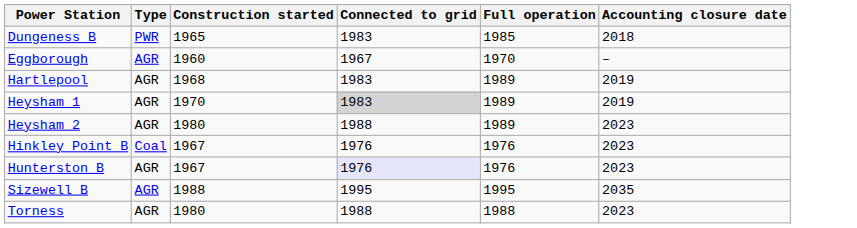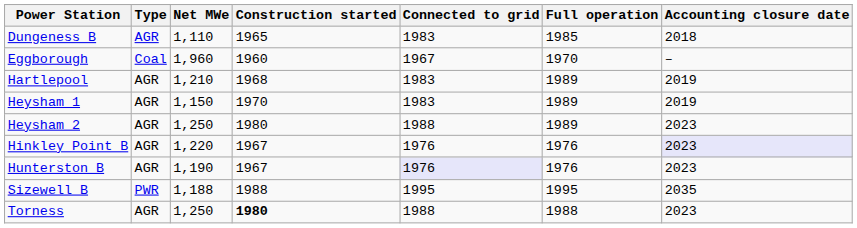+ column: (201, 15)
(147, 37) PWR -> (147, 37) AGR
(147, 59) AGR -> (151, 59) Coal
(356, 103) lightgrey background -> (419, 103) no background
(151, 146) Coal -> (147, 146) AGR
(618, 146) no background -> (681, 146) lavender background
(147, 190) AGR -> (147, 190) PWR
(189, 212) normal -> (252, 212) bold
